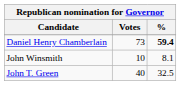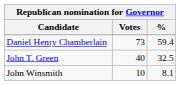(166, 42) bold -> (166, 42) normal
rows swapped: (32, 73) <-> (34, 58)
